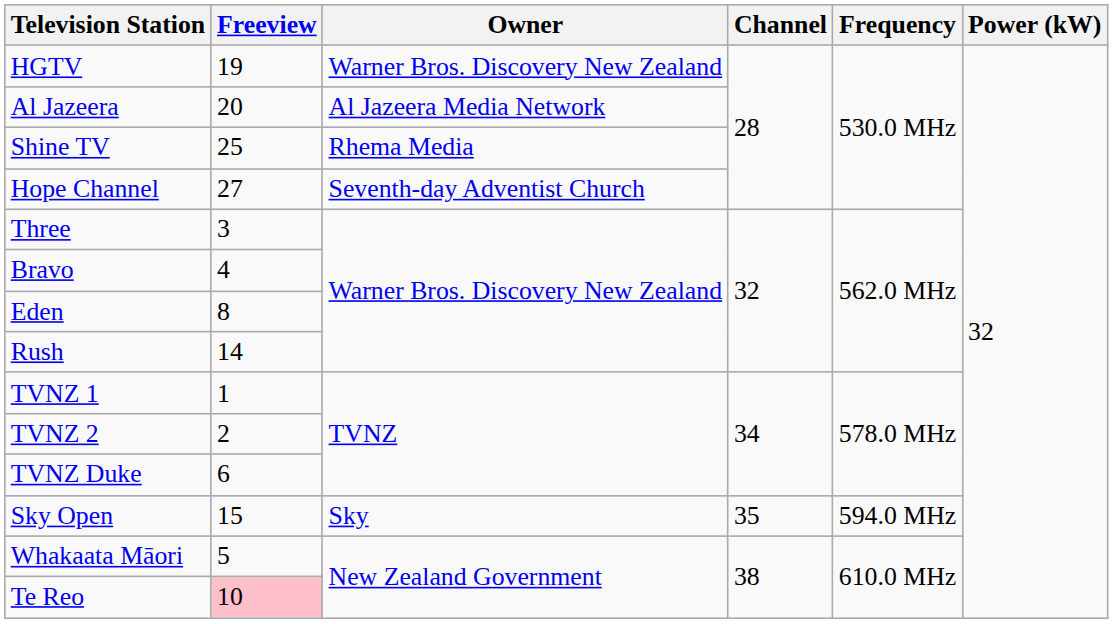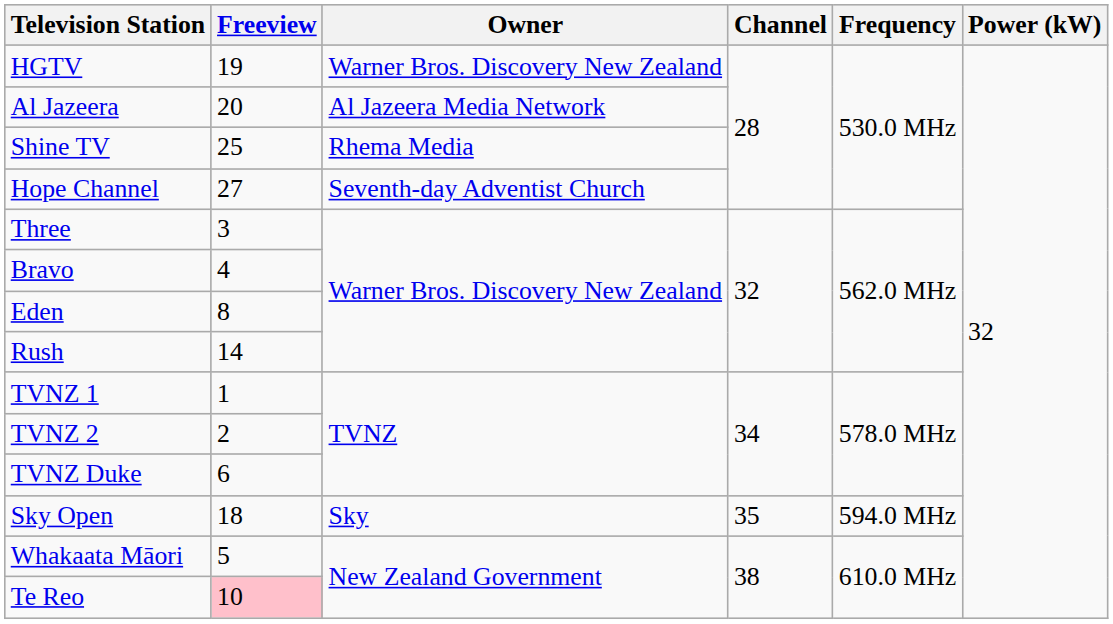(230, 515) 15 -> (230, 515) 18
